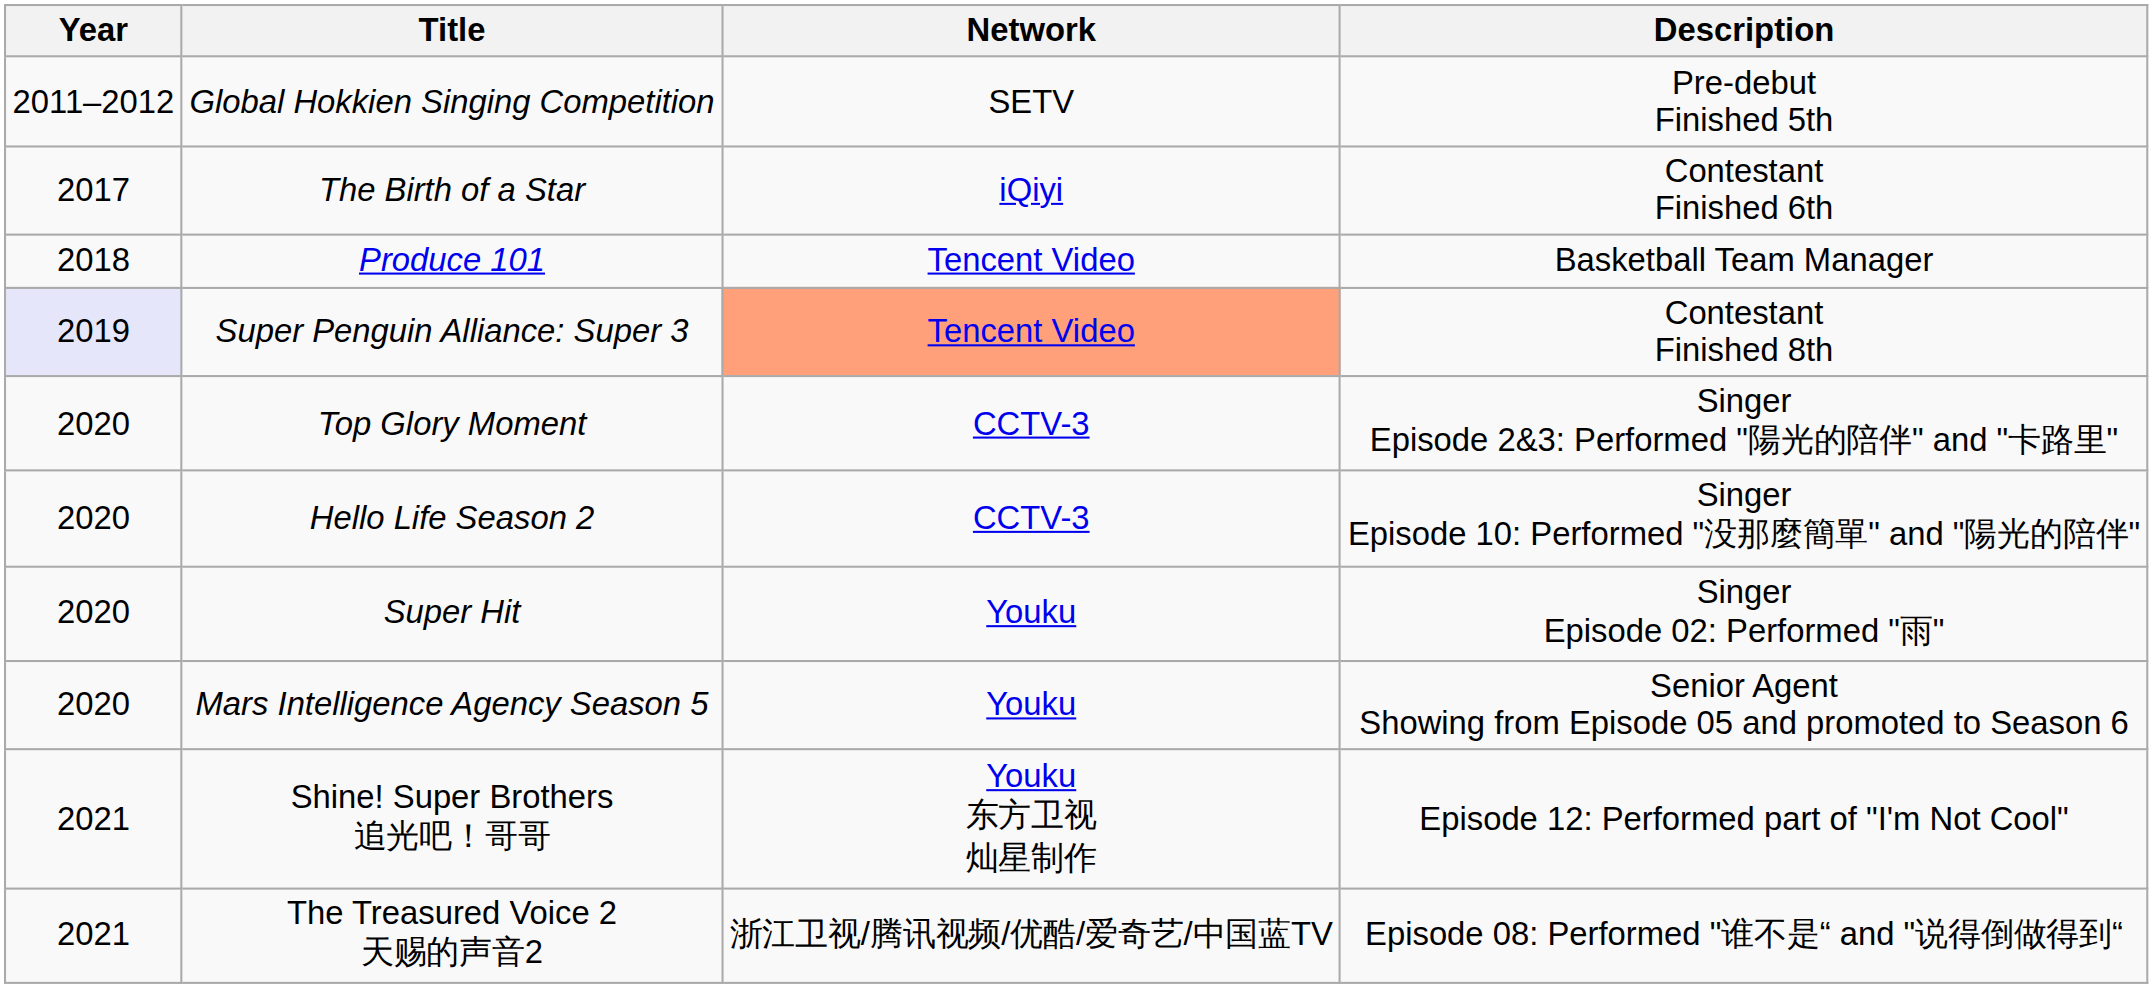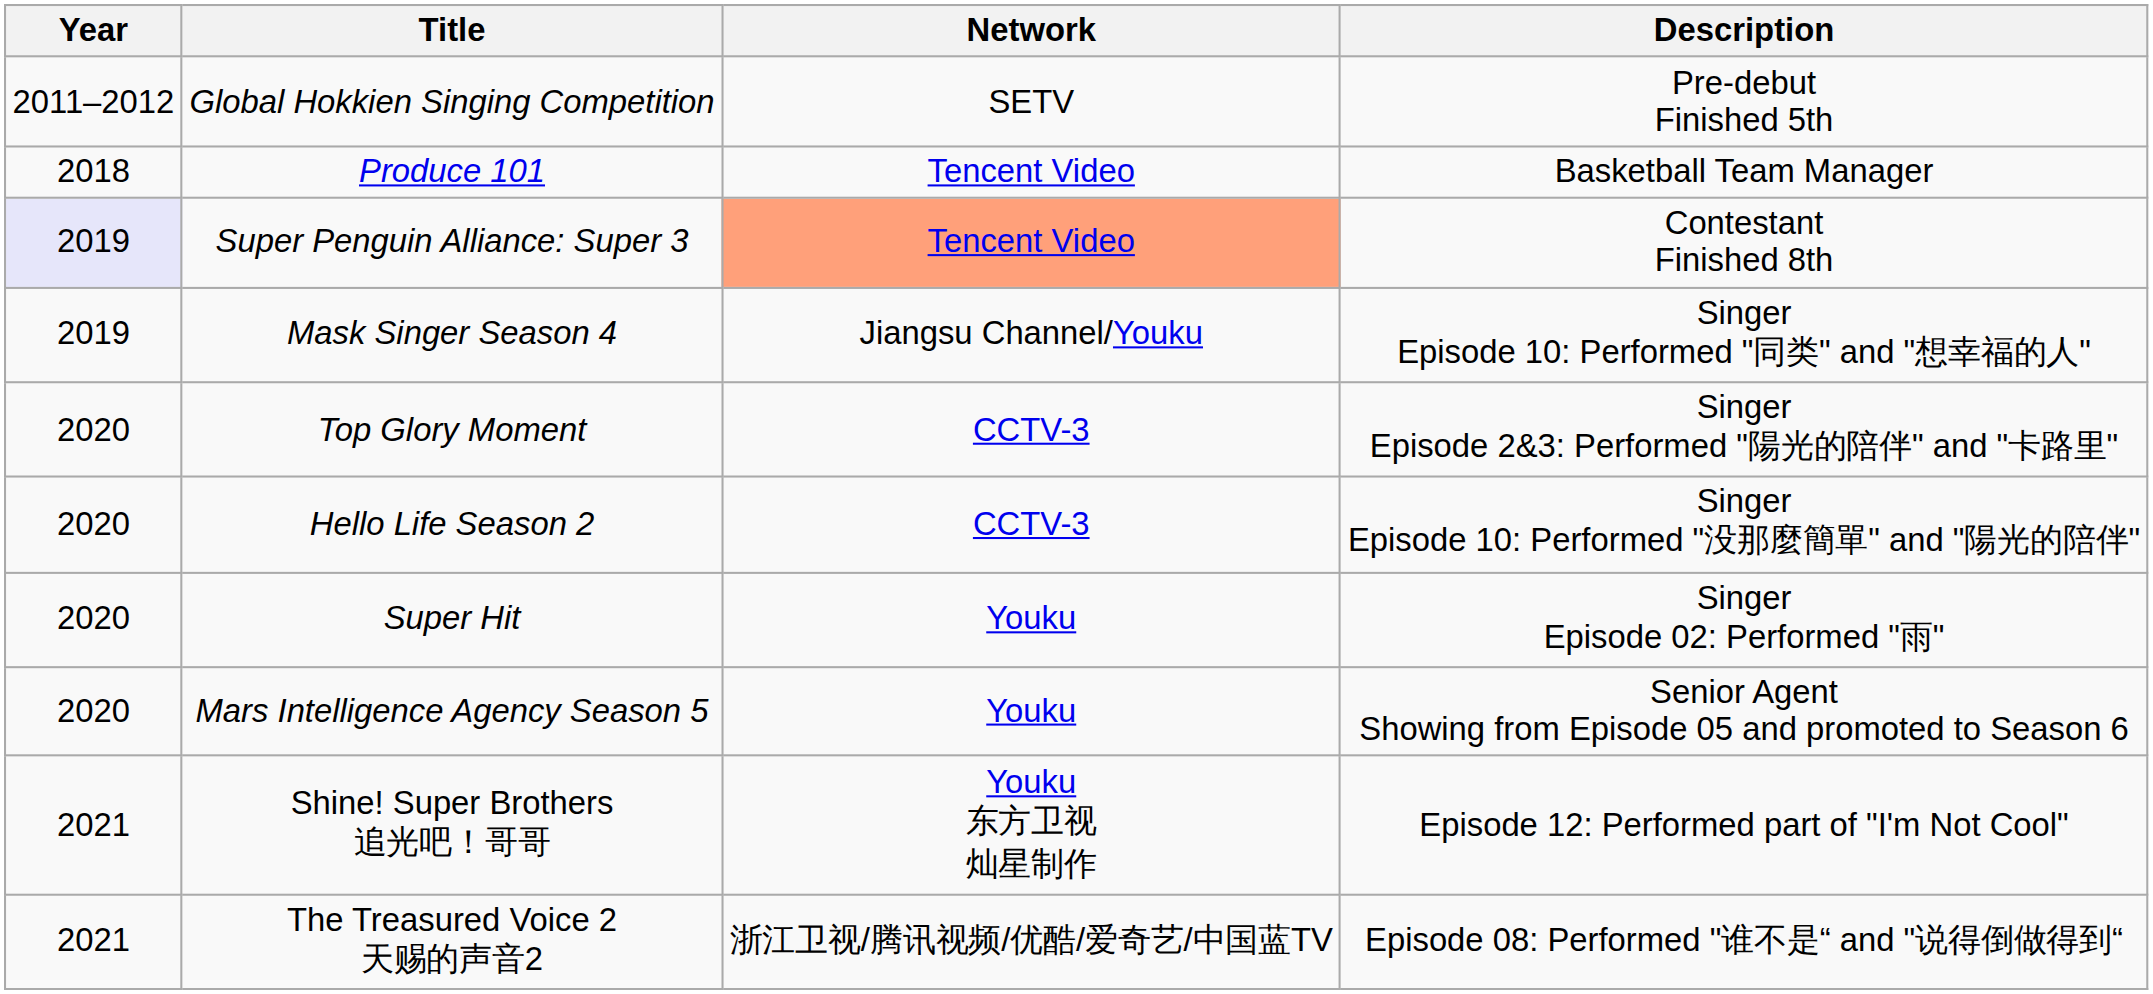- row: (452, 189)
+ row: (452, 333)
